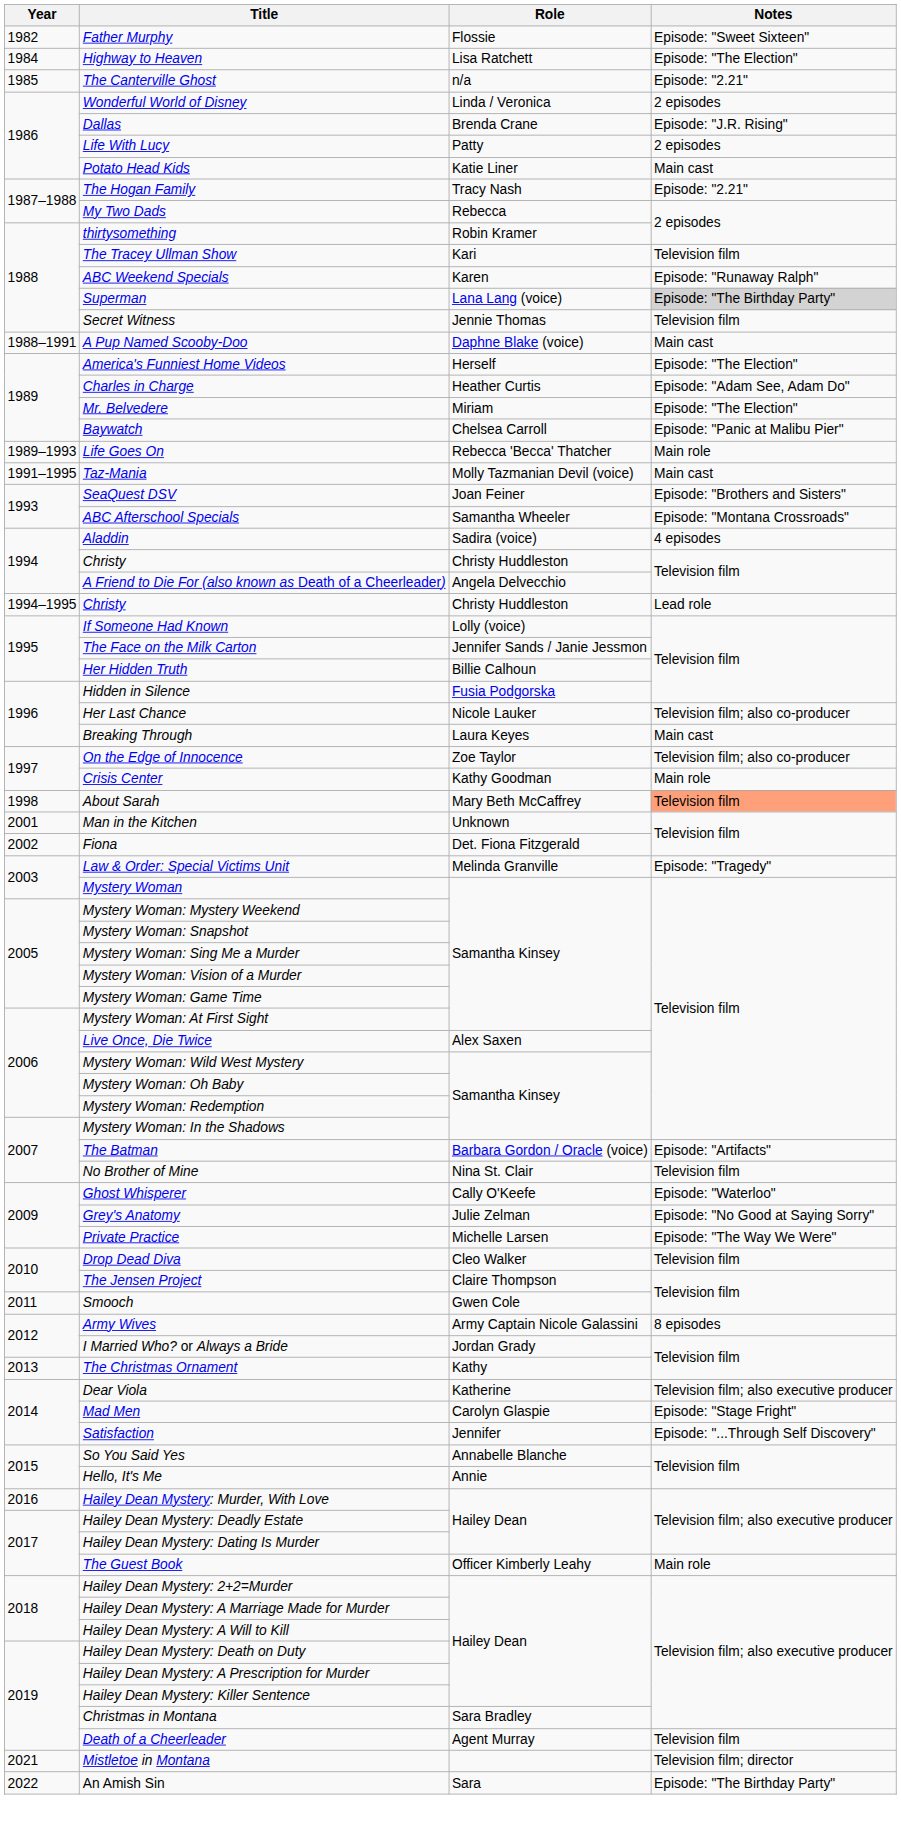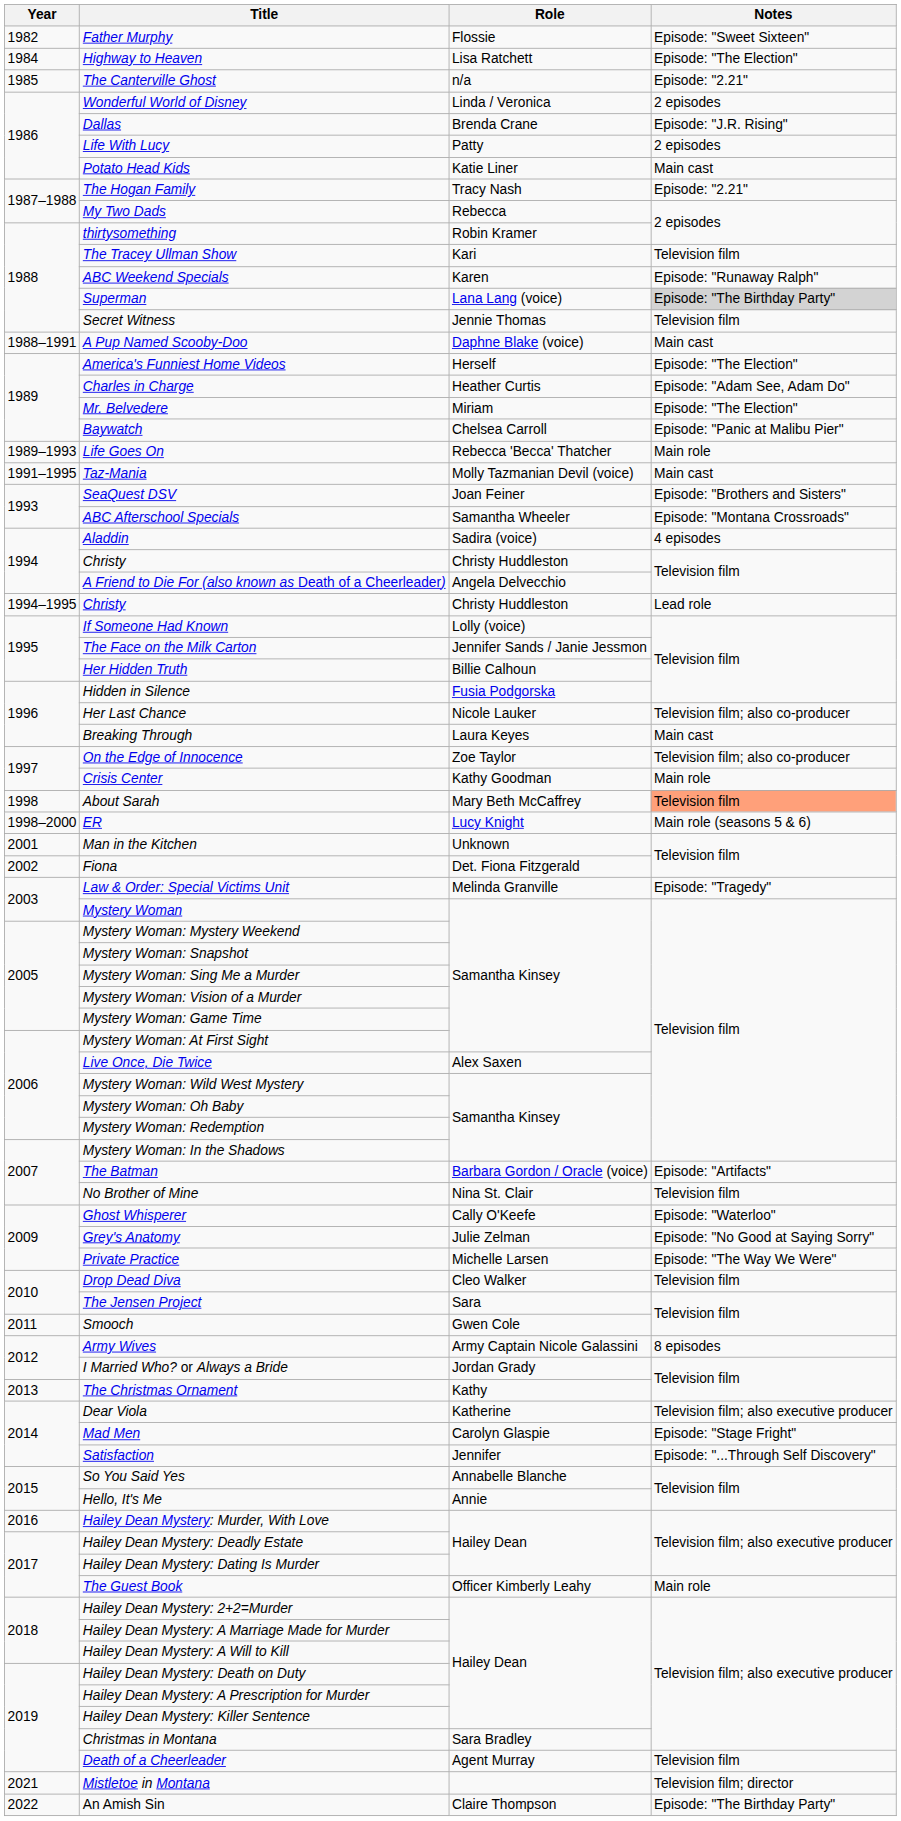+ row: (42, 822)
(504, 1281) Claire Thompson -> (466, 1302) Sara
(466, 1783) Sara -> (504, 1804) Claire Thompson
